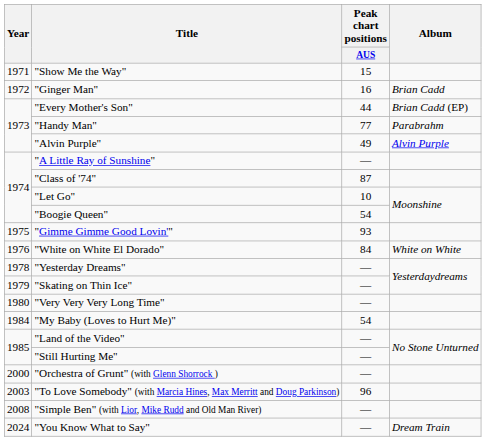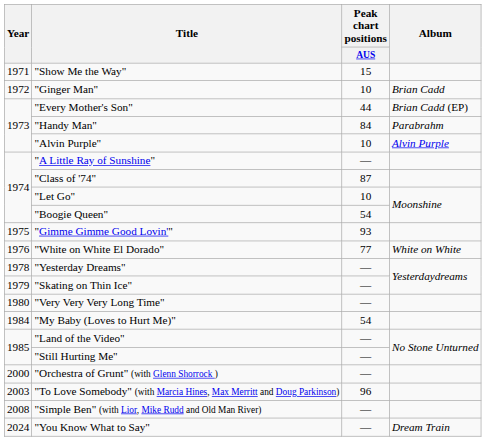(366, 89) 16 -> (366, 89) 10
(366, 125) 77 -> (366, 125) 84
(366, 143) 49 -> (366, 143) 10
(366, 249) 84 -> (366, 249) 77
